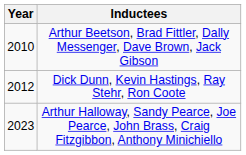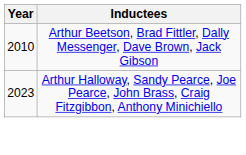- row: (139, 86)
